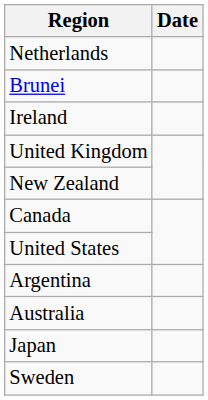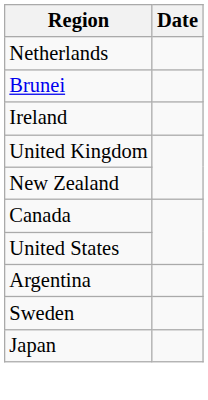- row: (47, 313)
rows swapped: (42, 378) <-> (33, 345)
